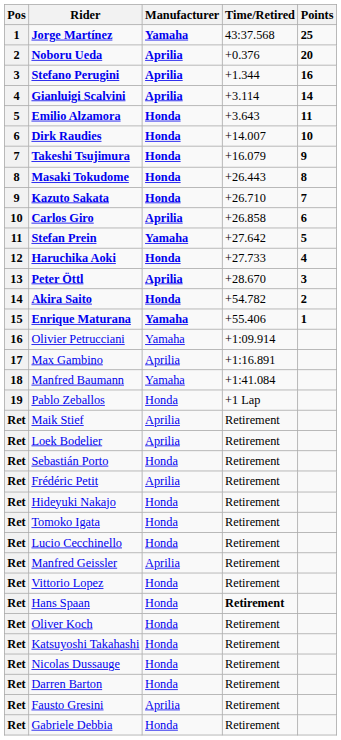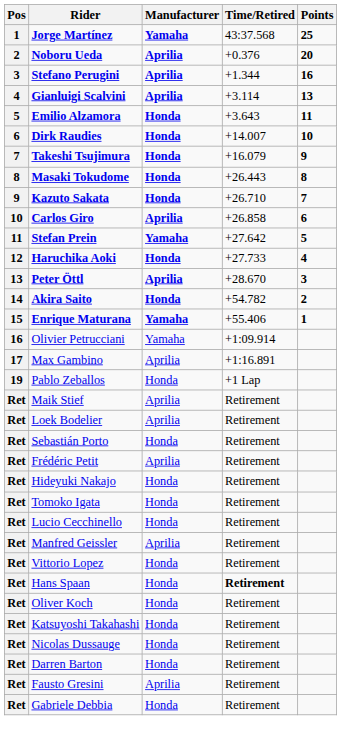(307, 96) 14 -> (307, 96) 13
- row: (78, 380)
